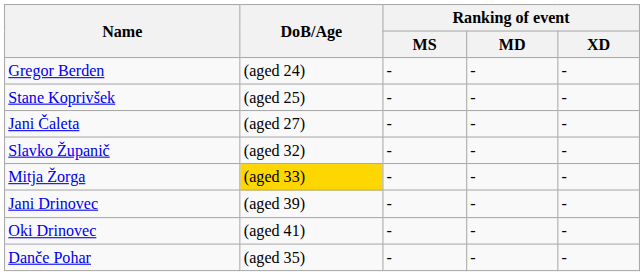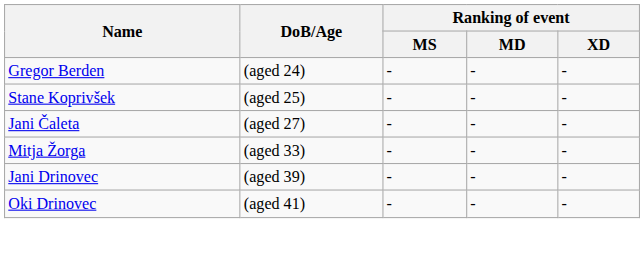- row: (59, 150)
(274, 177) gold background -> (274, 150) no background
- row: (50, 257)
